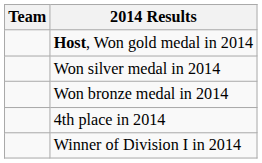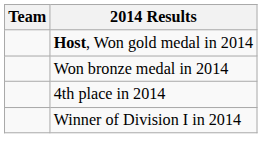- row: (137, 68)
